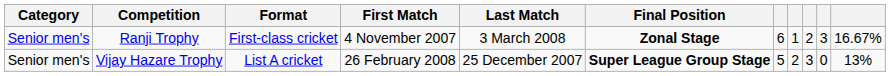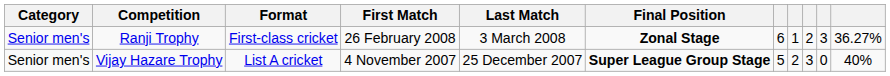(400, 37) 4 November 2007 -> (400, 37) 26 February 2008
(858, 37) 16.67% -> (858, 37) 36.27%
(400, 60) 26 February 2008 -> (400, 60) 4 November 2007
(858, 60) 13% -> (858, 60) 40%
